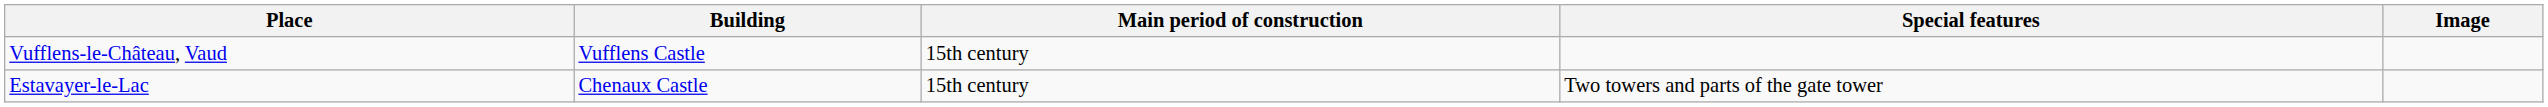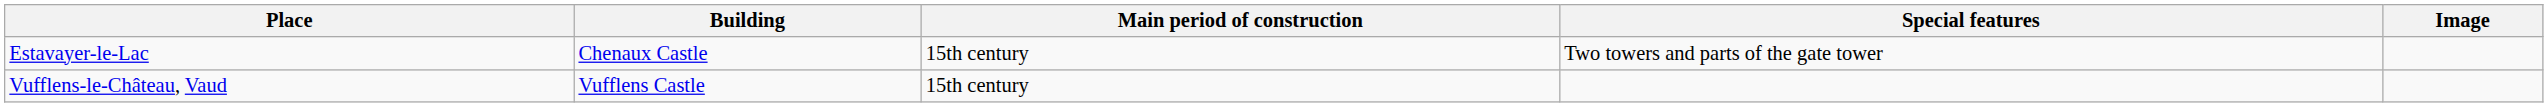rows swapped: (79, 85) <-> (118, 53)
